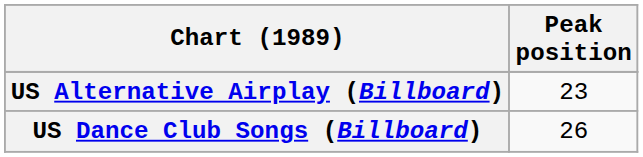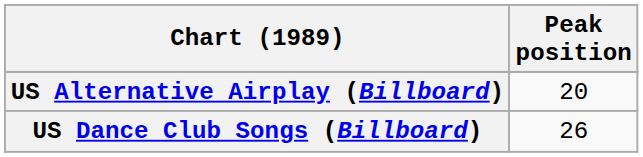(574, 92) 23 -> (574, 92) 20
